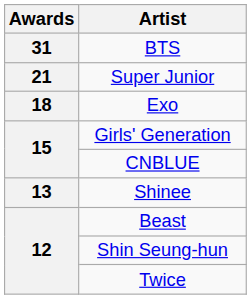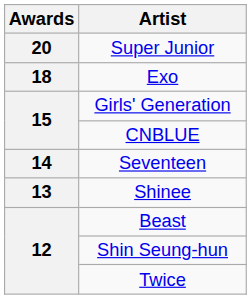- row: (163, 47)
(42, 76) 21 -> (42, 47) 20
+ row: (163, 163)
